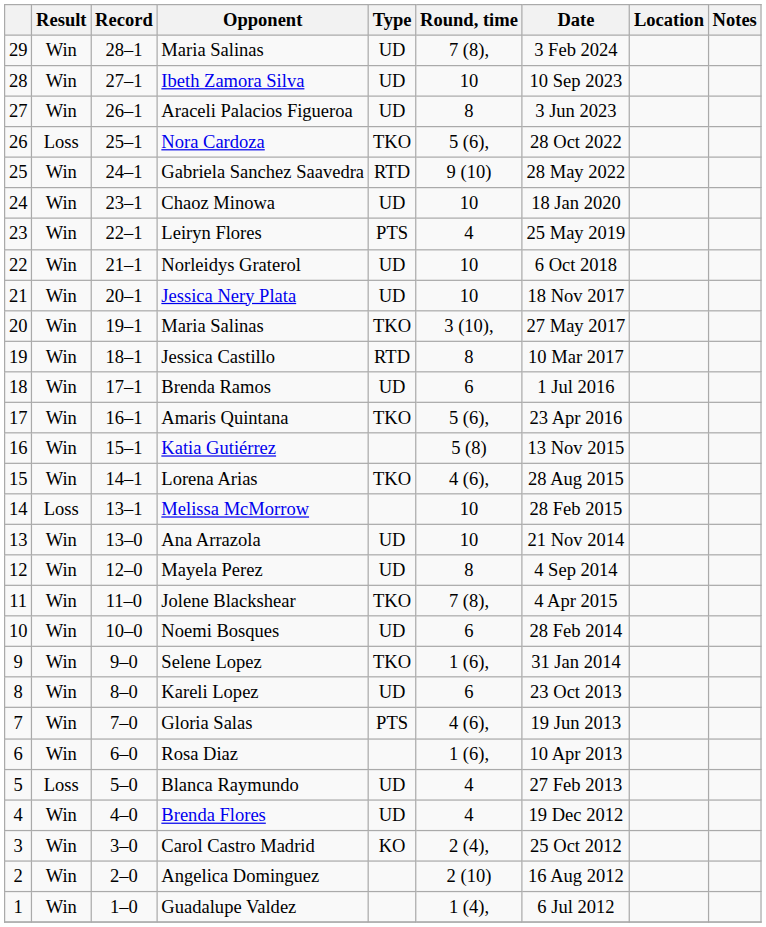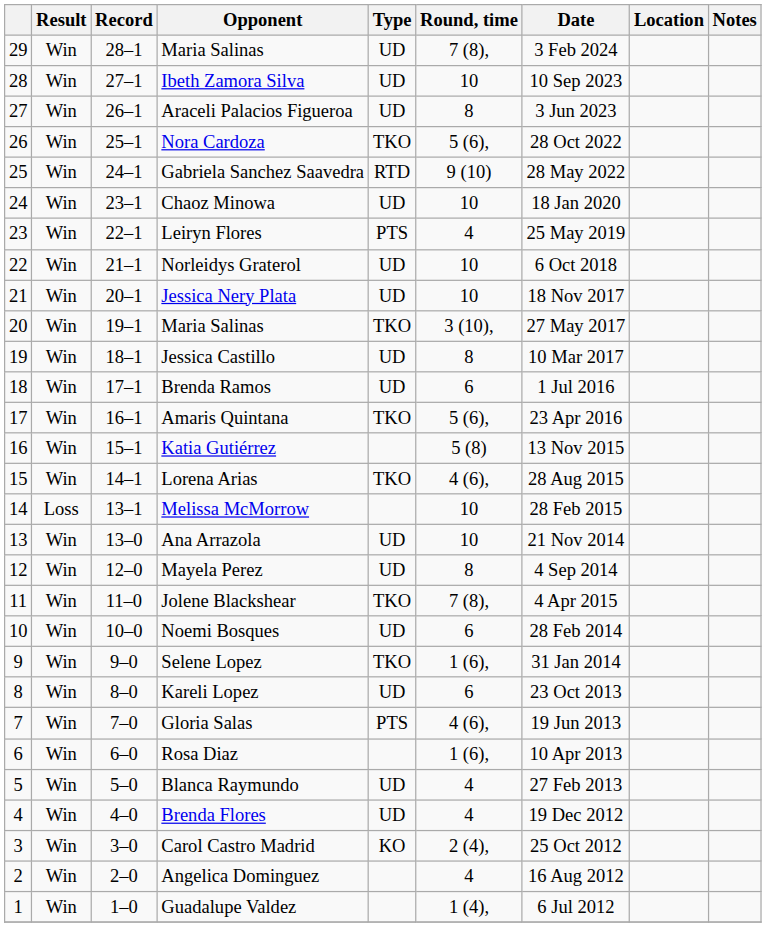(61, 142) Loss -> (61, 142) Win
(392, 356) RTD -> (392, 356) UD
(61, 784) Loss -> (61, 784) Win
(469, 876) 2 (10) -> (469, 876) 4
